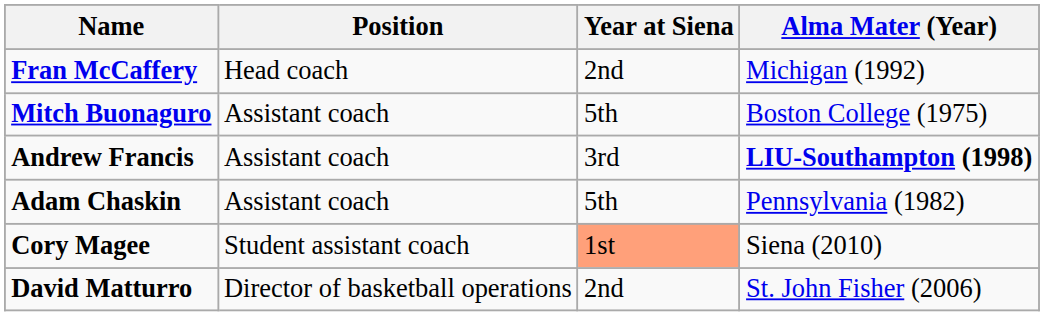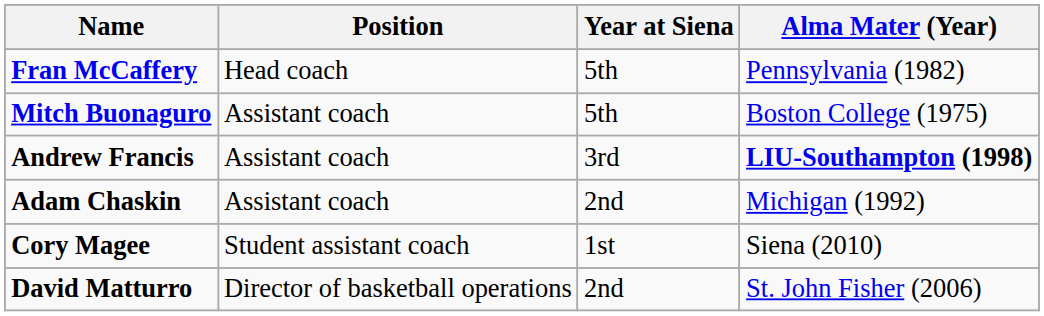(604, 70) 2nd -> (601, 70) 5th
(835, 70) Michigan (1992) -> (855, 70) Pennsylvania (1982)
(601, 201) 5th -> (604, 201) 2nd
(855, 201) Pennsylvania (1982) -> (835, 201) Michigan (1992)
(600, 245) lightsalmon background -> (600, 245) no background
